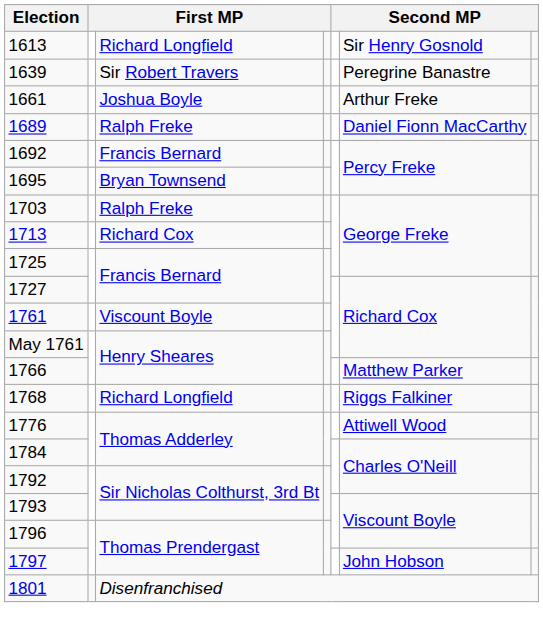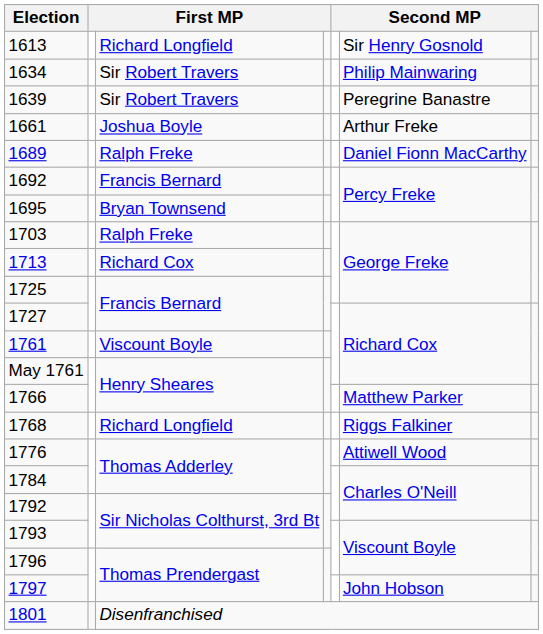+ row: (28, 72)
